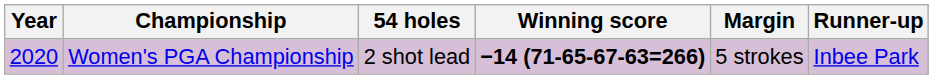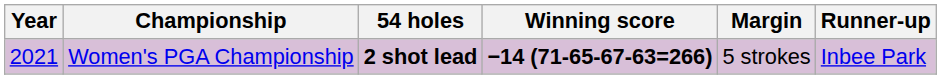(34, 56) 2020 -> (34, 56) 2021
(417, 56) normal -> (421, 56) bold
